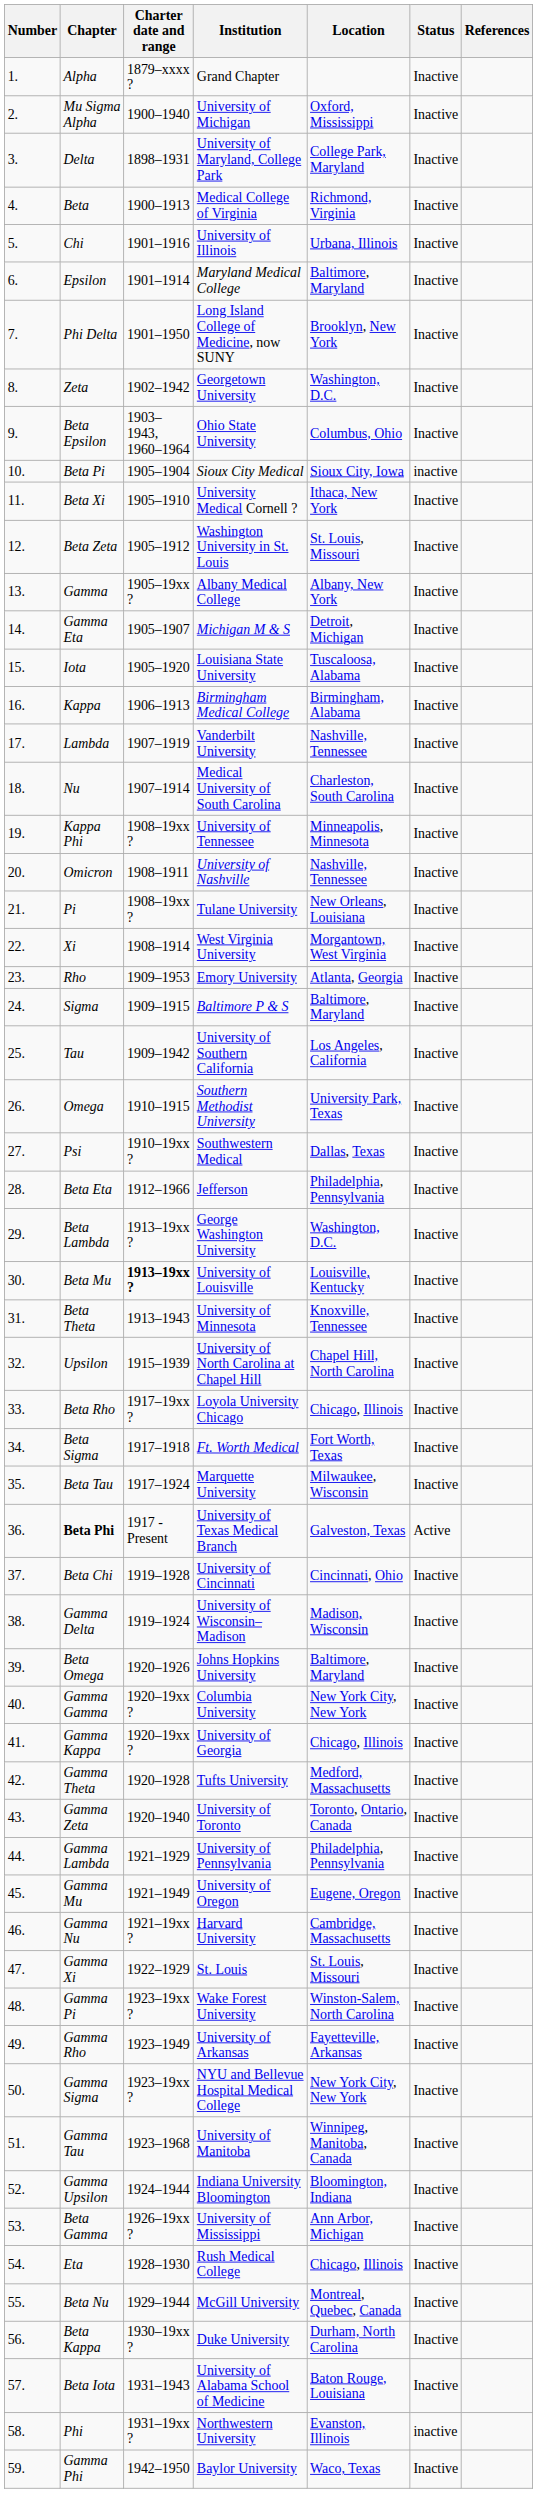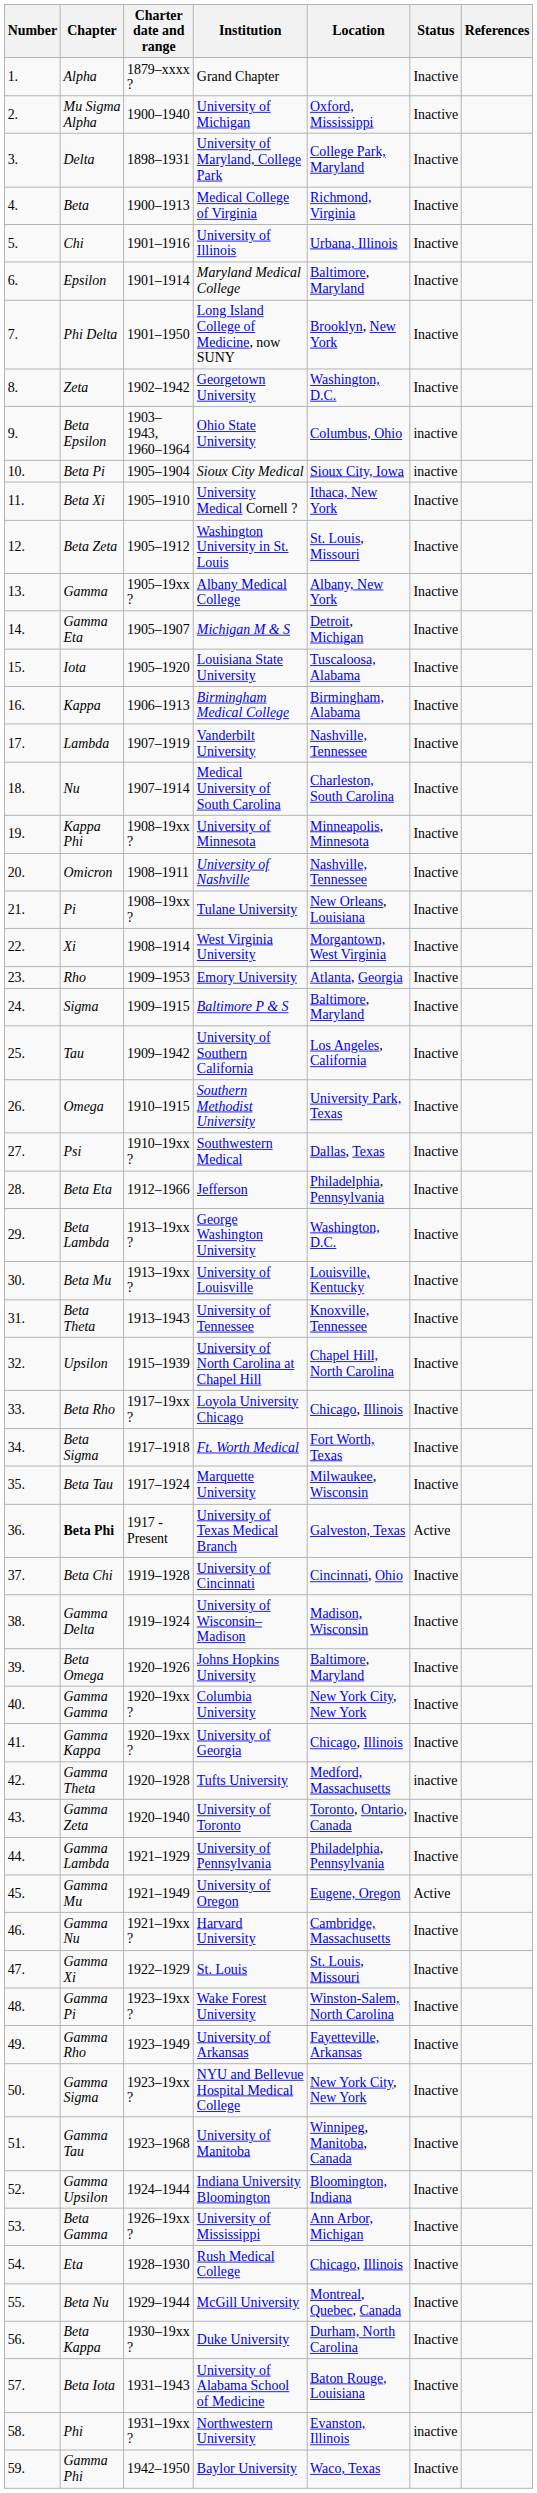(436, 433) Inactive -> (435, 433) inactive
(234, 834) University of Tennessee -> (234, 834) University of Minnesota
(158, 1280) bold -> (158, 1280) normal
(234, 1318) University of Minnesota -> (234, 1318) University of Tennessee
(436, 1780) Inactive -> (435, 1780) inactive
(436, 1893) Inactive -> (432, 1893) Active
